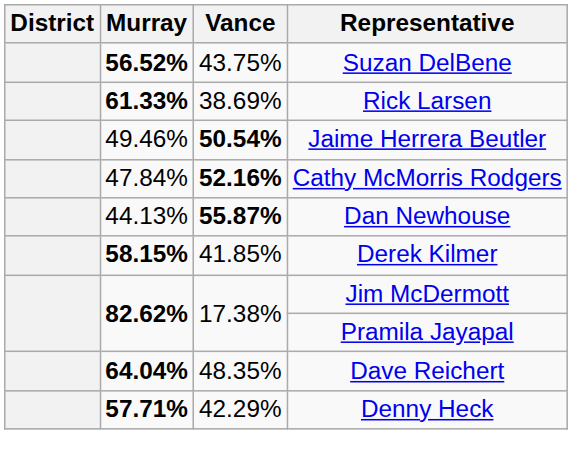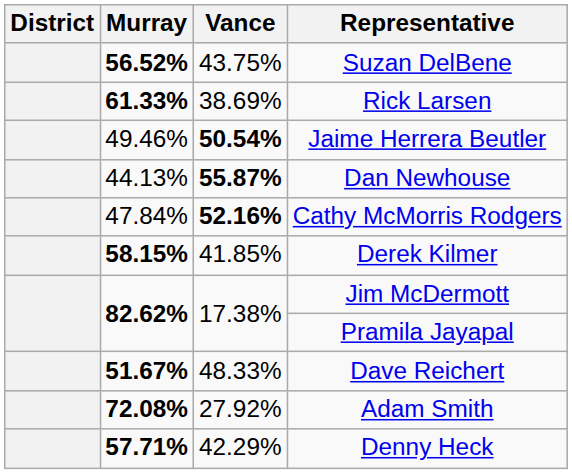rows swapped: (427, 216) <-> (427, 178)
(147, 370) 64.04% -> (147, 370) 51.67%
(240, 370) 48.35% -> (240, 370) 48.33%
+ row: (427, 409)
